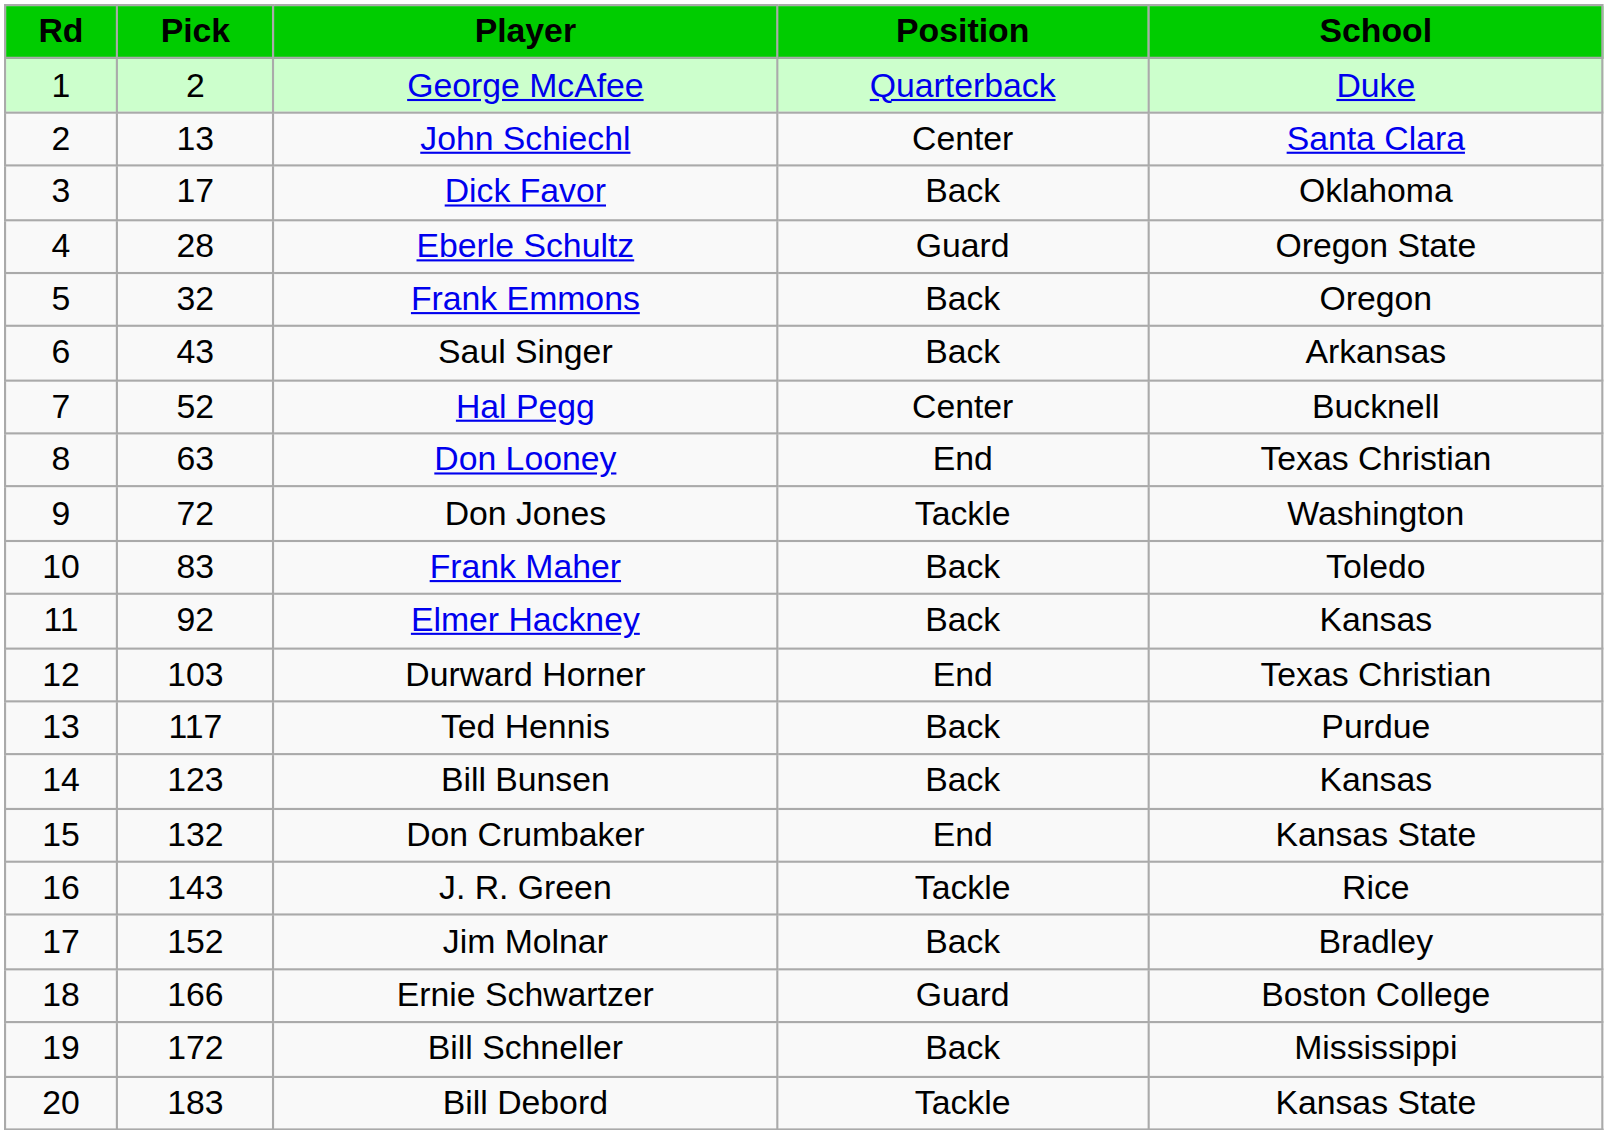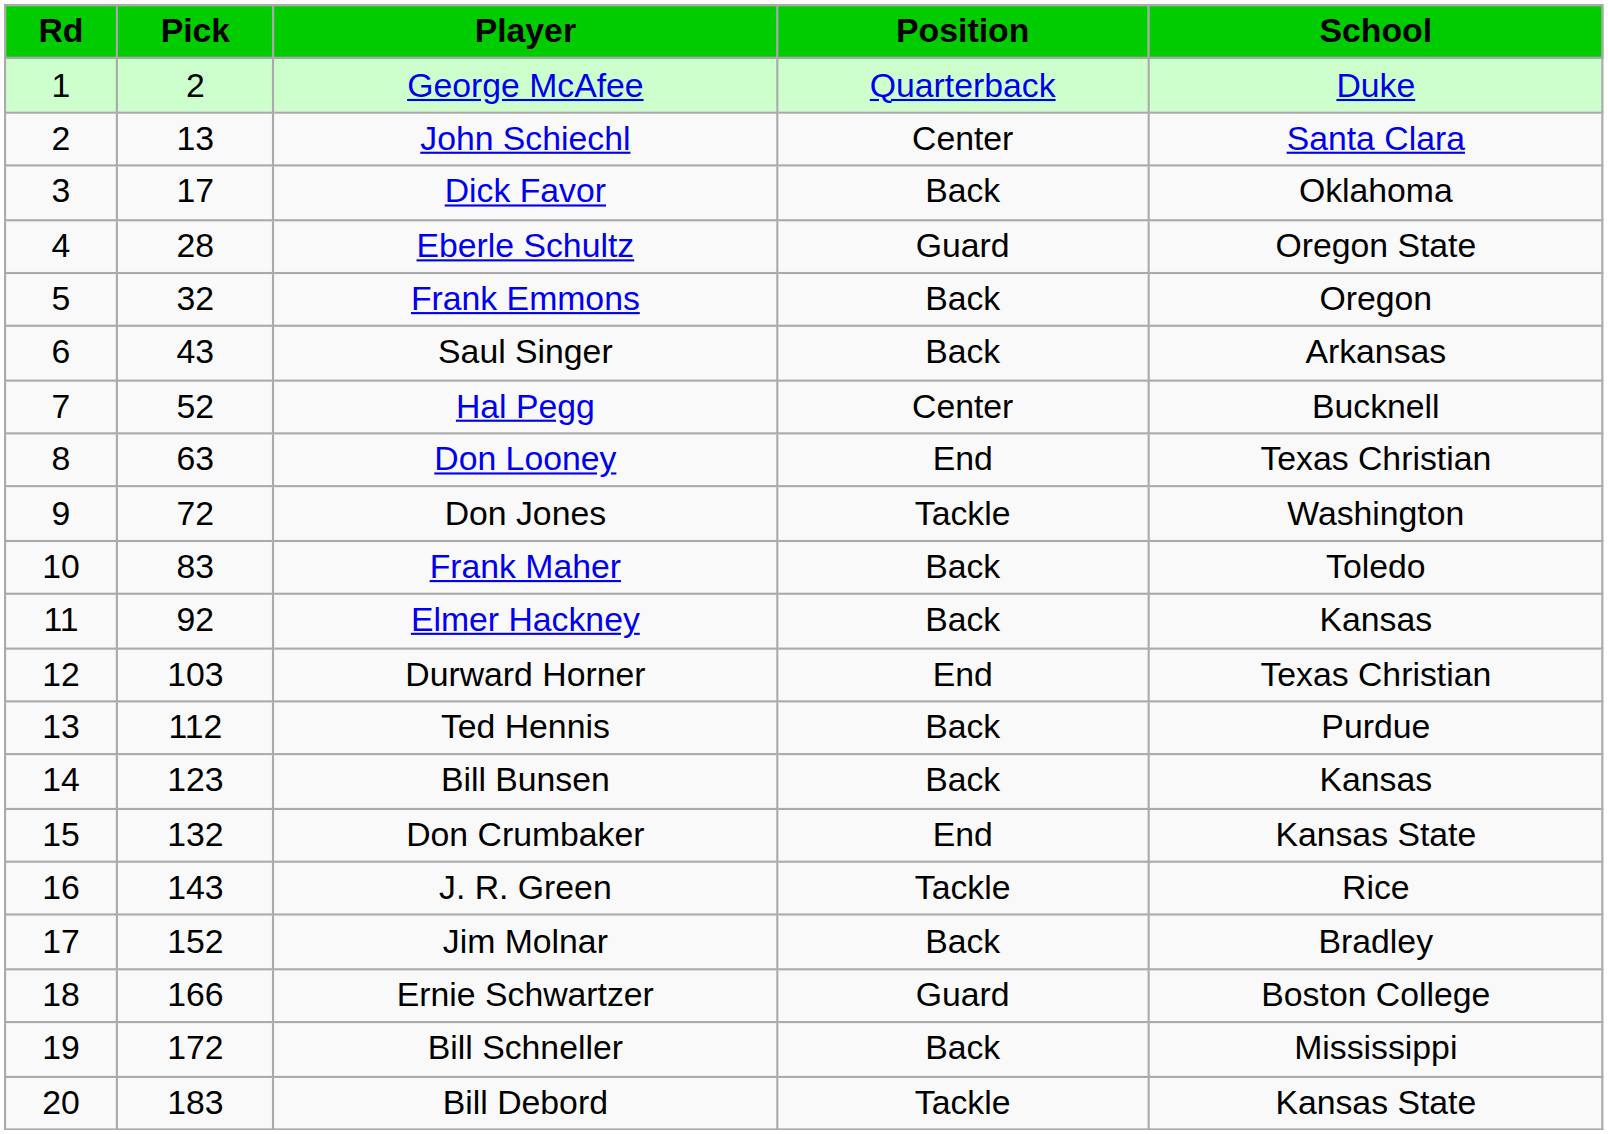(195, 727) 117 -> (195, 727) 112
